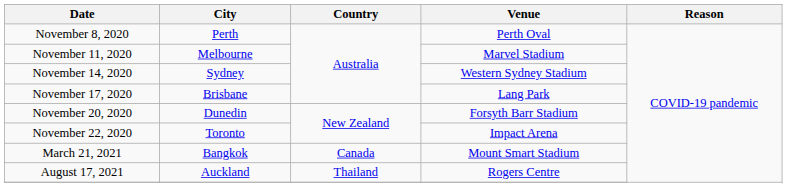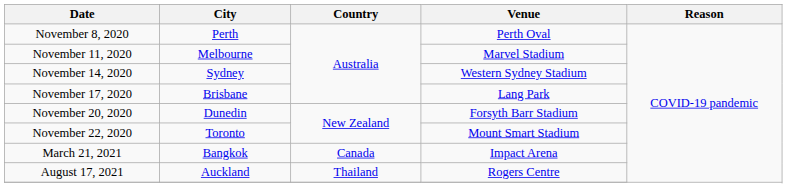(524, 133) Impact Arena -> (524, 133) Mount Smart Stadium
(524, 152) Mount Smart Stadium -> (524, 152) Impact Arena
